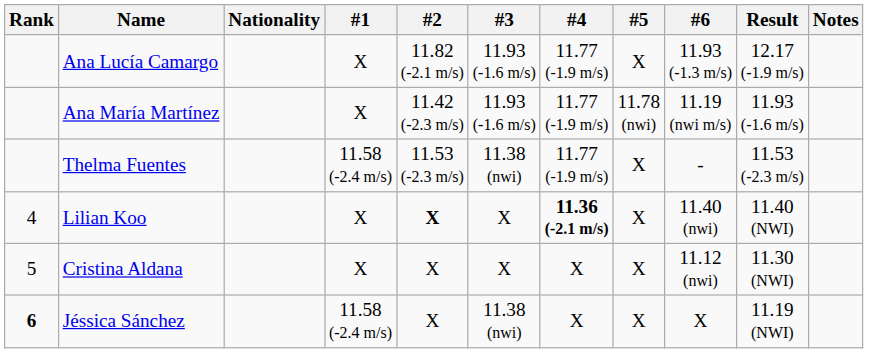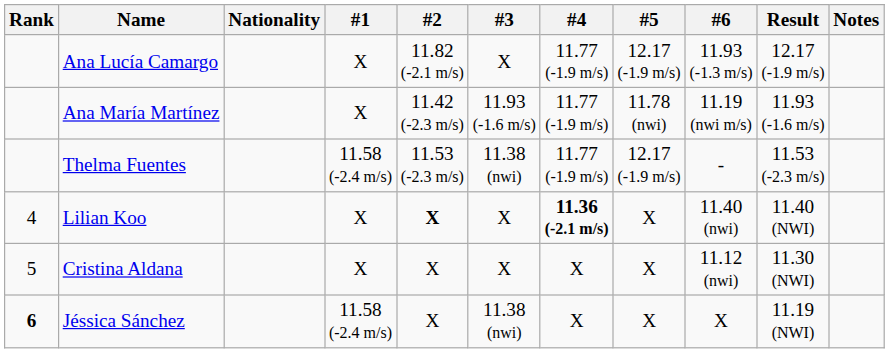(504, 60) 11.93 (-1.6 m/s) -> (504, 60) X
(639, 60) X -> (649, 60) 12.17 (-1.9 m/s)
(639, 165) X -> (649, 165) 12.17 (-1.9 m/s)
